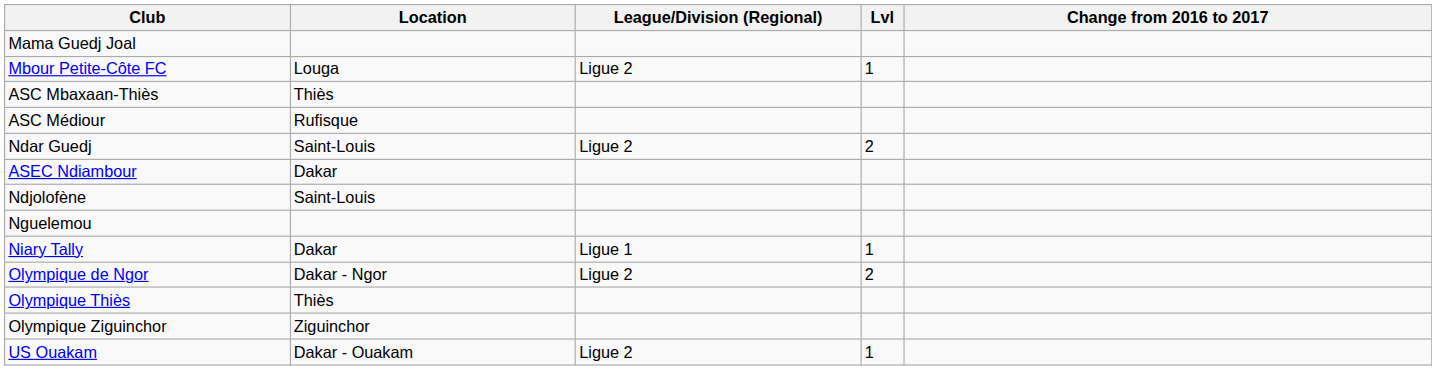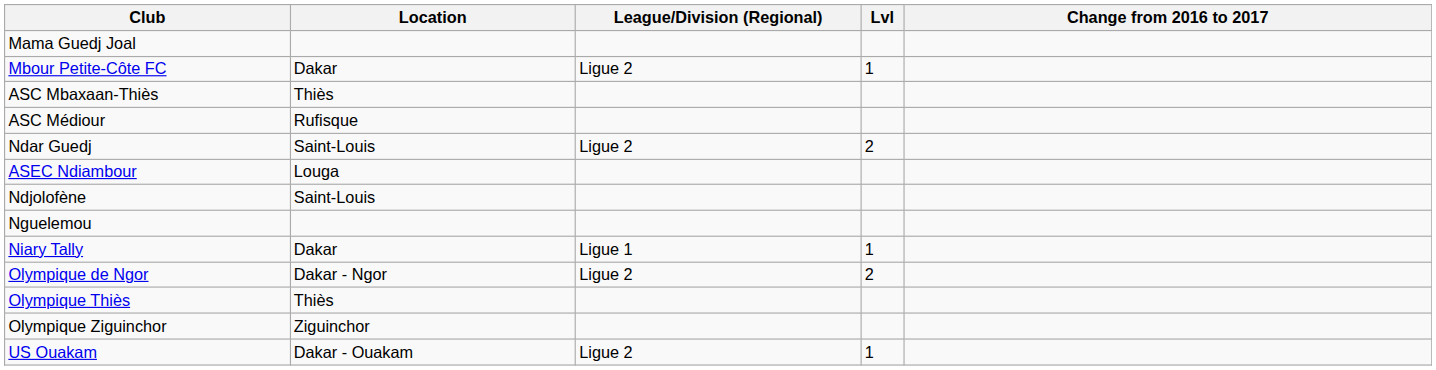(316, 69) Louga -> (316, 69) Dakar
(316, 172) Dakar -> (316, 172) Louga
